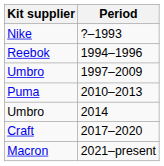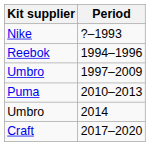- row: (118, 151)
